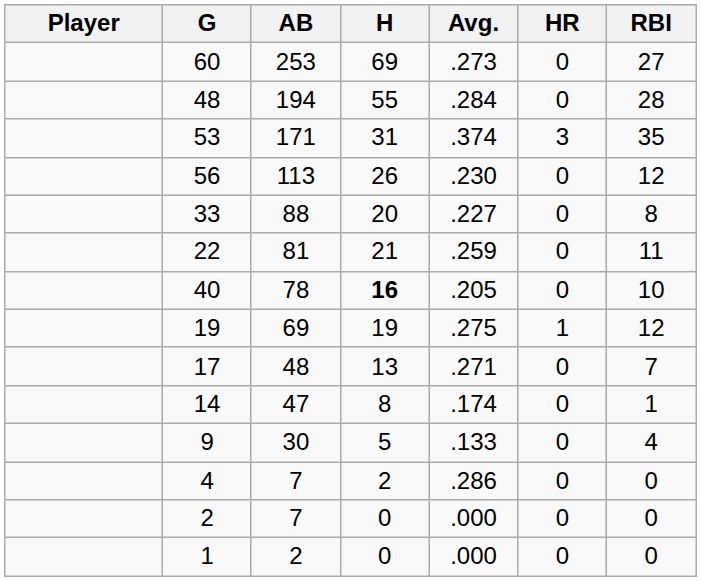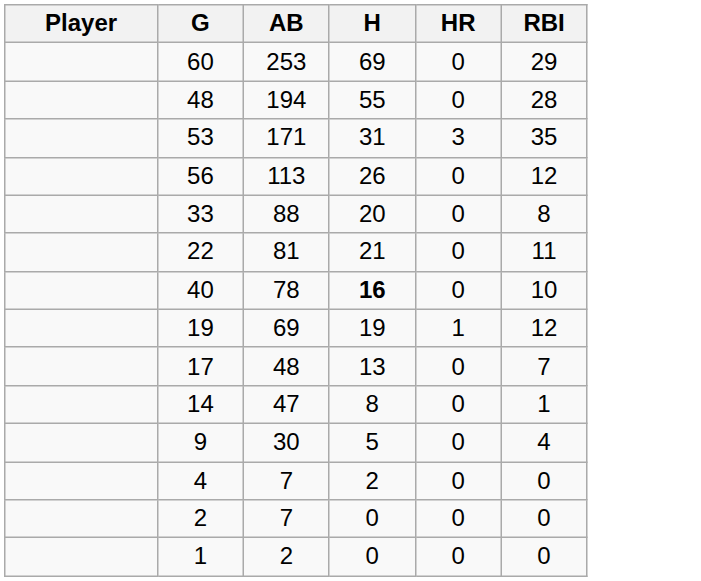- column: (473, 23)
(651, 61) 27 -> (544, 61) 29
